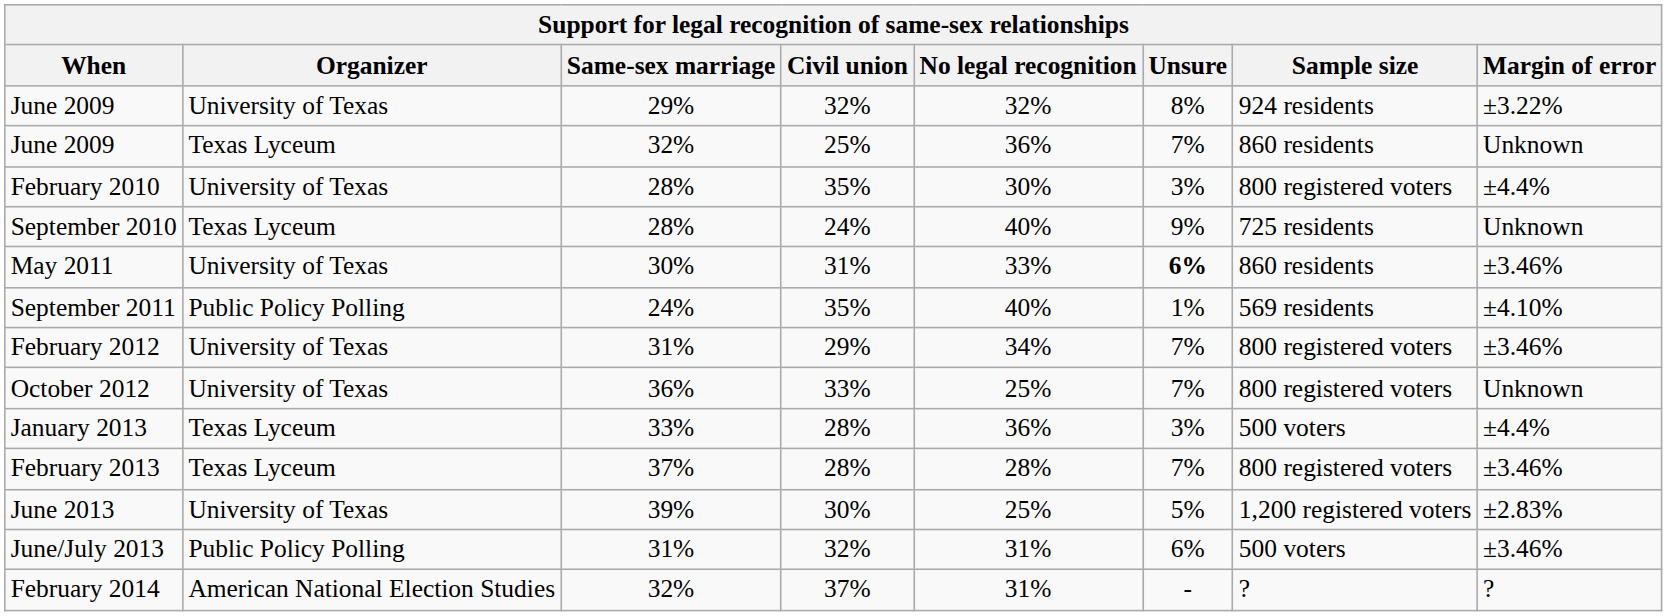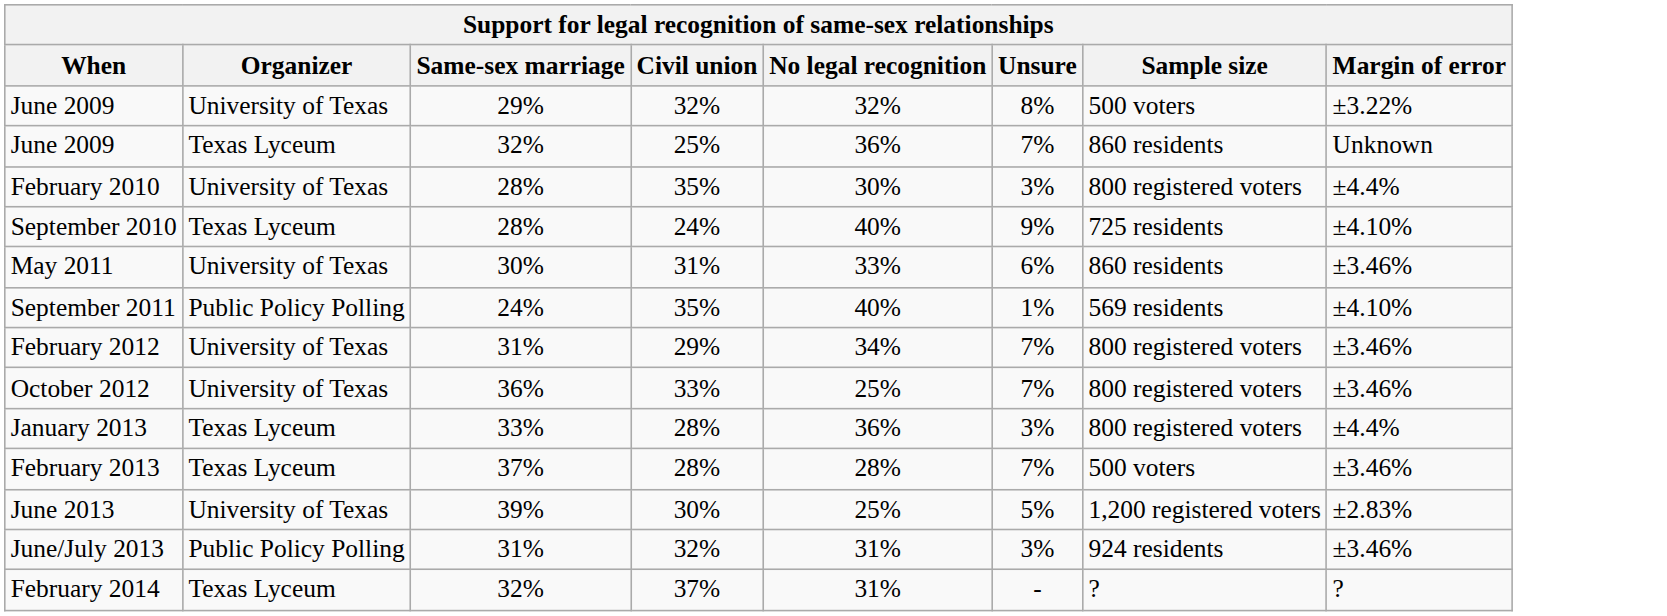(1306, 105) 924 residents -> (1142, 105) 500 voters
(1533, 226) Unknown -> (1372, 226) ±4.10%
(1188, 266) bold -> (1037, 266) normal
(1533, 387) Unknown -> (1372, 387) ±3.46%
(1292, 428) 500 voters -> (1195, 428) 800 registered voters
(1346, 468) 800 registered voters -> (1142, 468) 500 voters
(1188, 549) 6% -> (1037, 549) 3%
(1292, 549) 500 voters -> (1156, 549) 924 residents
(372, 589) American National Election Studies -> (262, 589) Texas Lyceum
